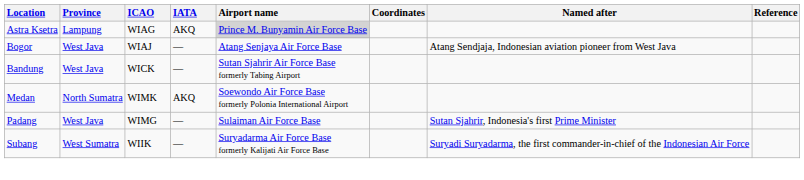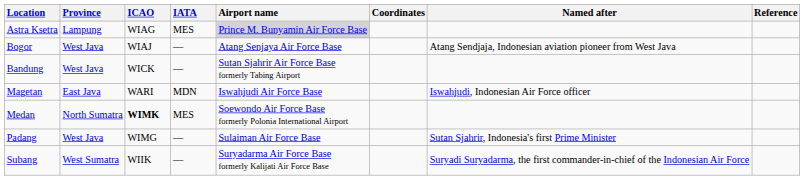(184, 29) AKQ -> (183, 29) MES
+ row: (25, 92)
(142, 98) normal -> (143, 115) bold
(184, 98) AKQ -> (183, 115) MES
